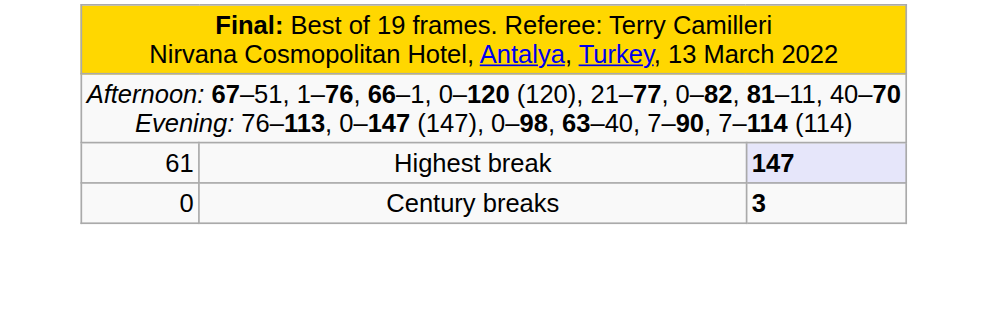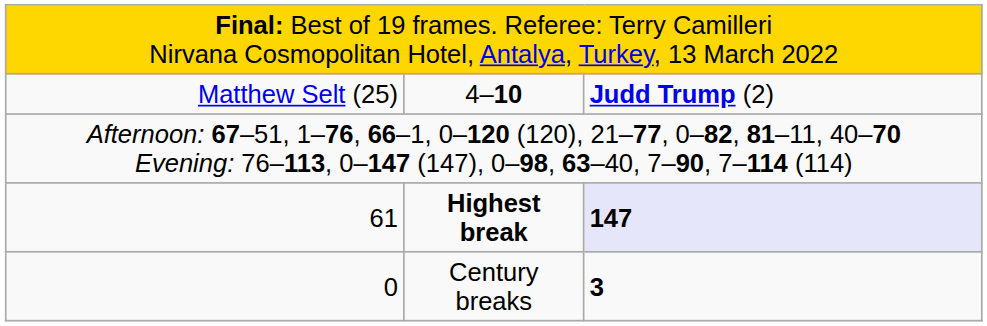+ row: (298, 94)
(473, 163) normal -> (494, 218) bold
